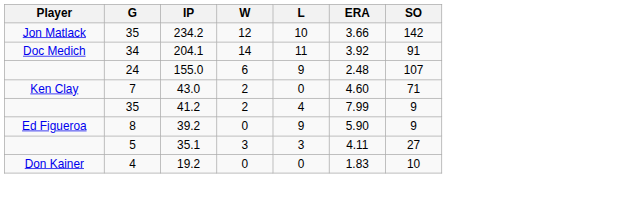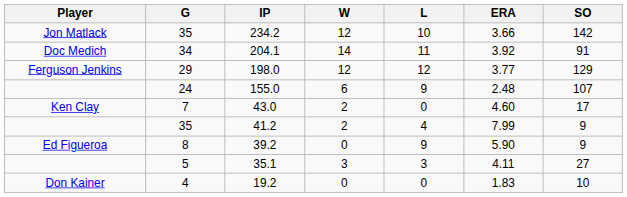+ row: (265, 70)
(414, 88) 71 -> (583, 107) 17
